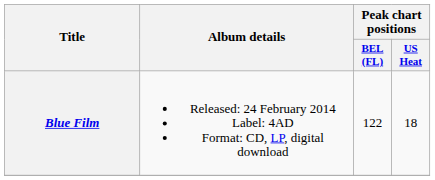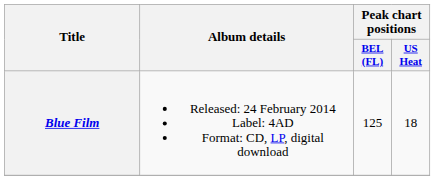(372, 123) 122 -> (372, 123) 125
